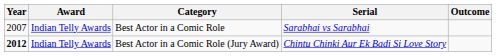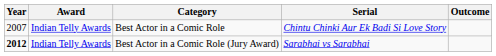(326, 28) Sarabhai vs Sarabhai -> (365, 28) Chintu Chinki Aur Ek Badi Si Love Story
(365, 43) Chintu Chinki Aur Ek Badi Si Love Story -> (326, 43) Sarabhai vs Sarabhai
